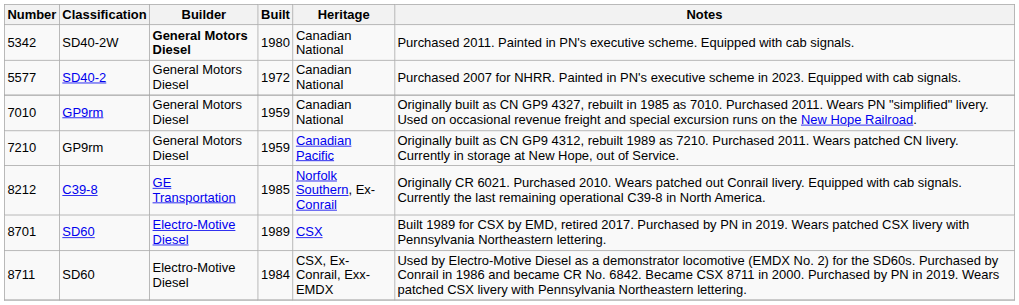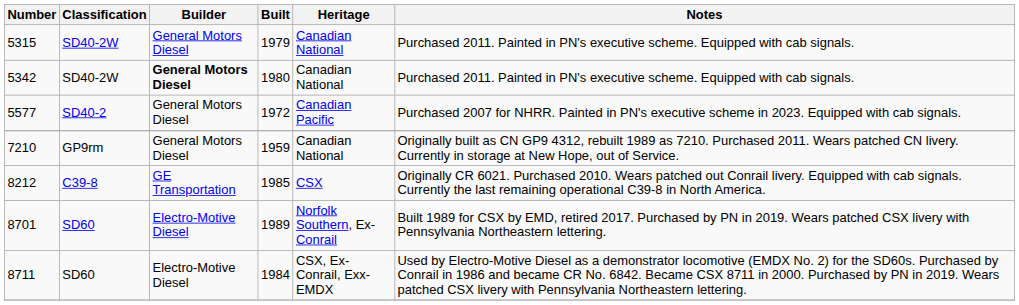+ row: (22, 42)
(324, 77) Canadian National -> (324, 112) Canadian Pacific
- row: (22, 112)
(324, 148) Canadian Pacific -> (324, 148) Canadian National
(336, 190) Norfolk Southern, Ex-Conrail -> (309, 183) CSX
(309, 232) CSX -> (336, 225) Norfolk Southern, Ex-Conrail
